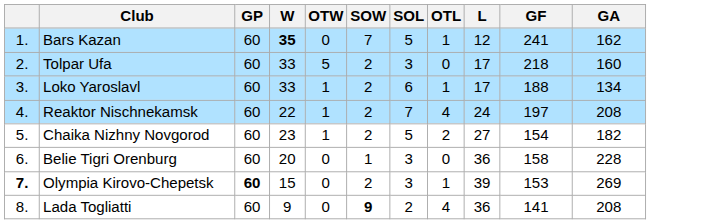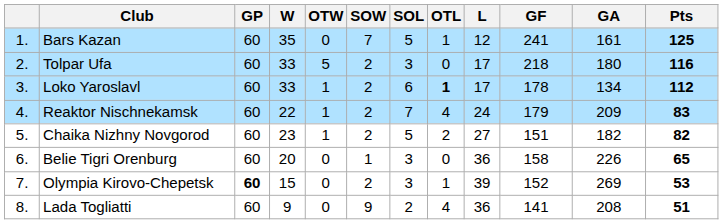+ column: (682, 16)
(287, 40) bold -> (287, 40) normal
(609, 40) 162 -> (609, 40) 161
(609, 64) 160 -> (609, 64) 180
(446, 87) normal -> (446, 87) bold
(536, 87) 188 -> (536, 87) 178
(536, 111) 197 -> (536, 111) 179
(609, 111) 208 -> (609, 111) 209
(536, 135) 154 -> (536, 135) 151
(609, 159) 228 -> (609, 159) 226
(22, 183) bold -> (22, 183) normal
(536, 183) 153 -> (536, 183) 152
(368, 207) bold -> (368, 207) normal
